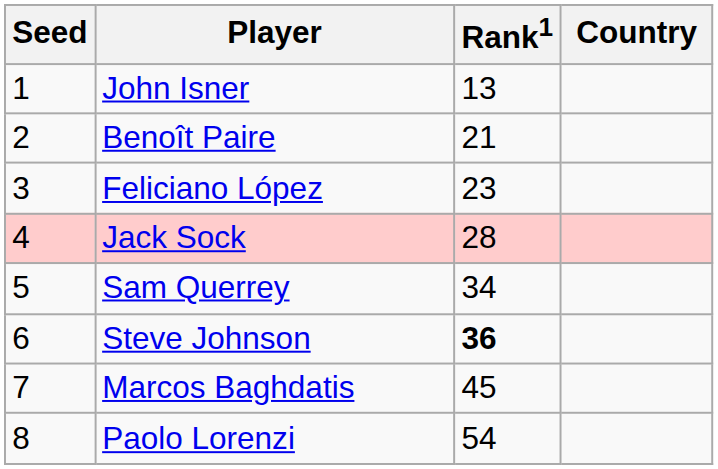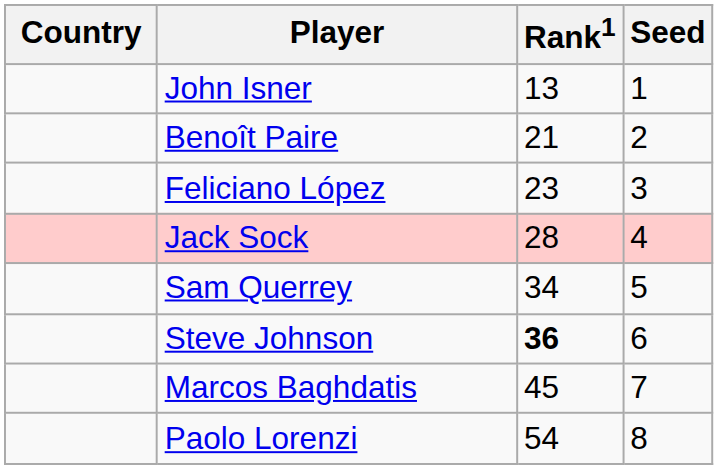columns swapped: (637, 33) <-> (50, 33)
